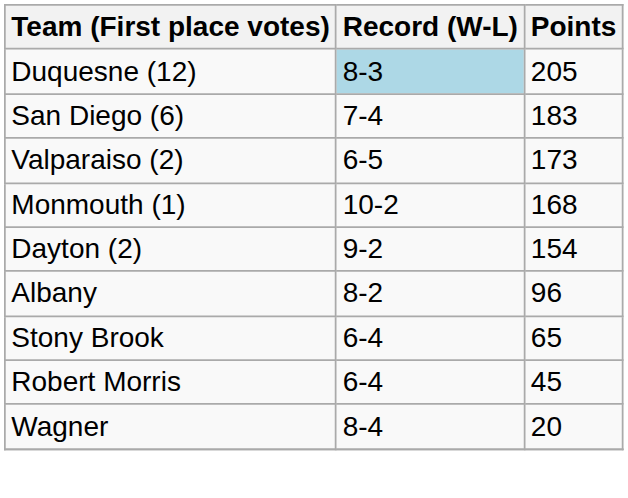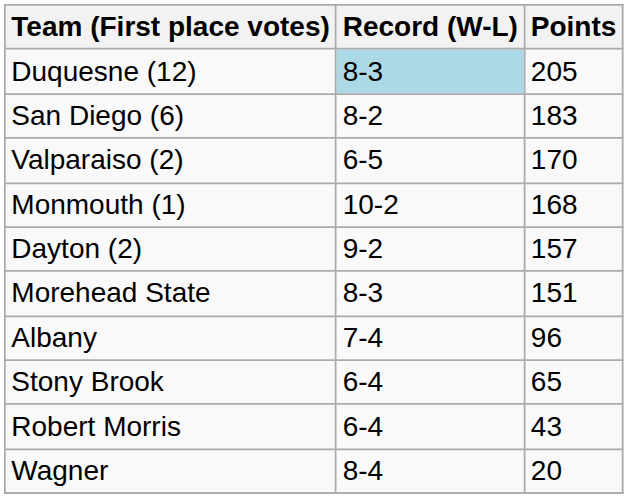(363, 115) 7-4 -> (363, 115) 8-2
(554, 159) 173 -> (554, 159) 170
(554, 248) 154 -> (554, 248) 157
+ row: (111, 293)
(363, 293) 8-2 -> (363, 337) 7-4
(546, 381) 45 -> (546, 426) 43
